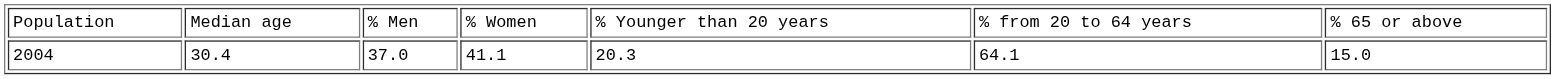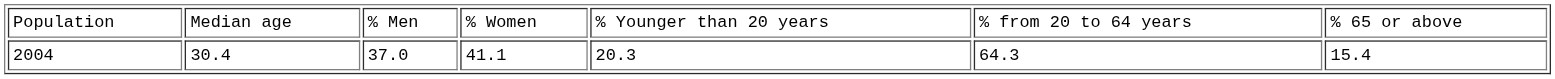(999, 55) 64.1 -> (999, 55) 64.3
(1351, 55) 15.0 -> (1351, 55) 15.4
